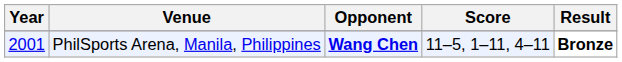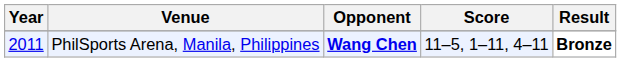(27, 44) 2001 -> (26, 44) 2011
